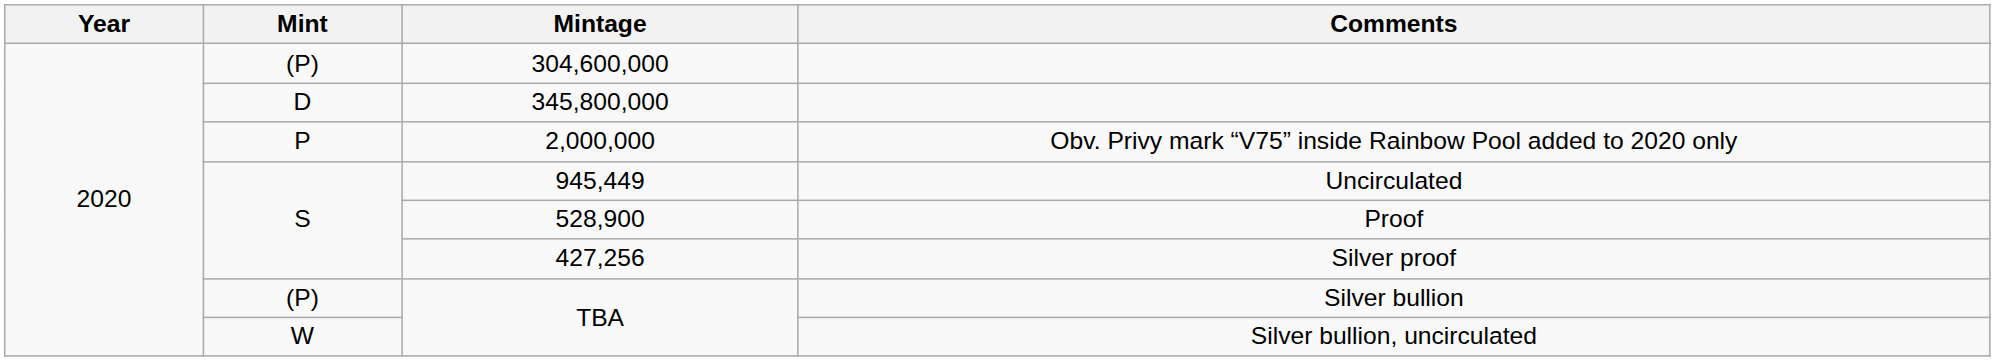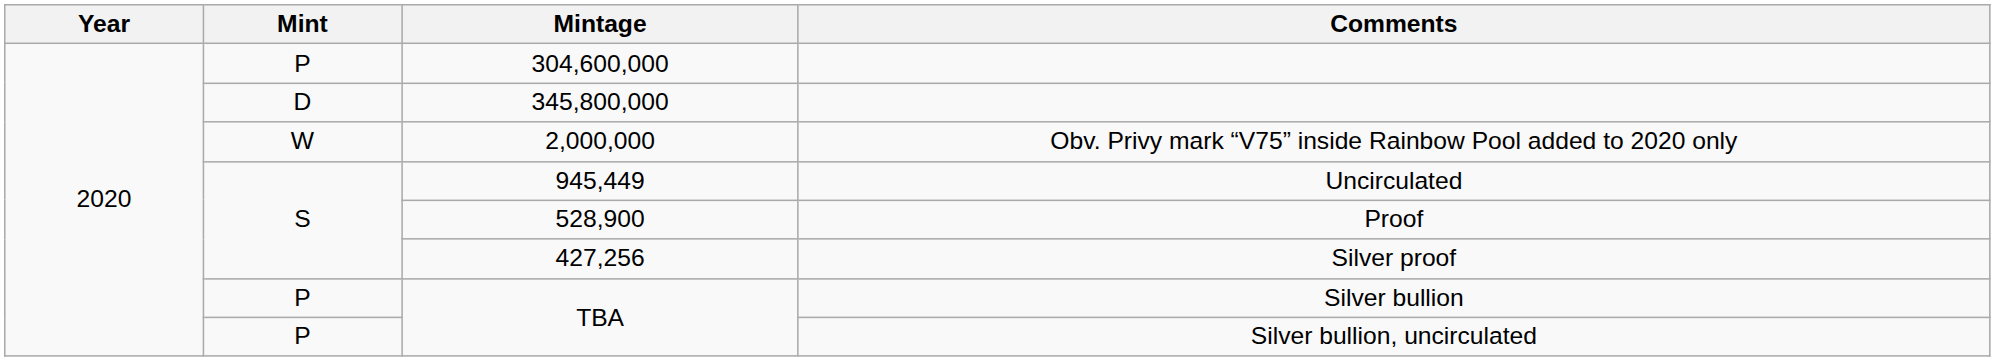(302, 63) (P) -> (302, 63) P
(302, 141) P -> (302, 141) W
(302, 297) (P) -> (302, 297) P
(302, 336) W -> (302, 336) P
